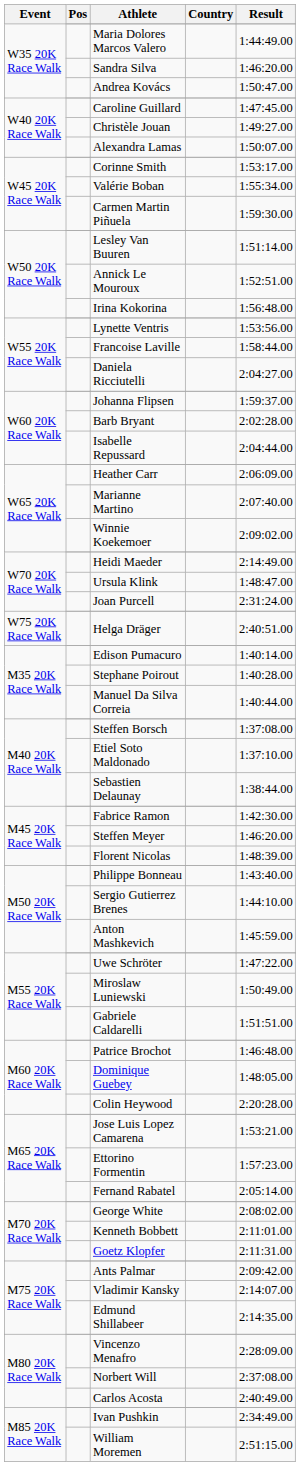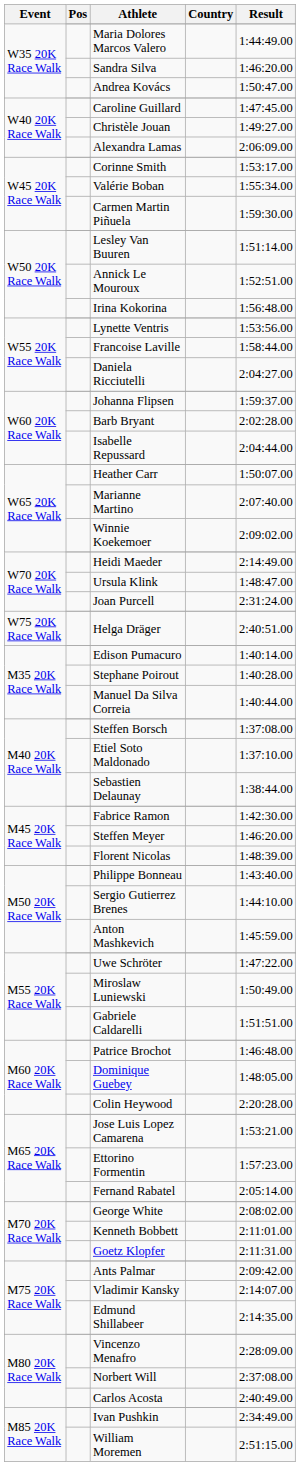(266, 147) 1:50:07.00 -> (266, 147) 2:06:09.00
(266, 474) 2:06:09.00 -> (266, 474) 1:50:07.00
